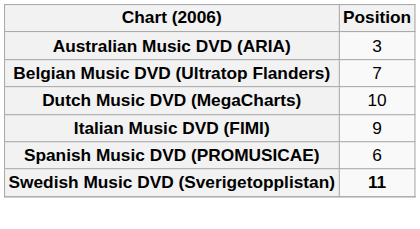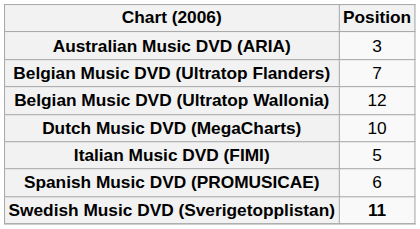+ row: (172, 100)
(377, 127) 9 -> (377, 155) 5
